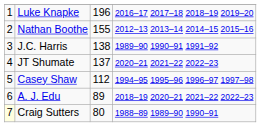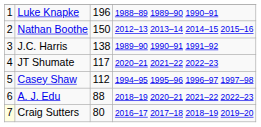(184, 13) 2016–17 2017–18 2018–19 2019–20 -> (167, 13) 1988–89 1989–90 1990–91
(102, 29) 155 -> (102, 29) 150
(102, 63) 137 -> (101, 63) 117
(99, 96) 89 -> (99, 96) 88
(167, 113) 1988–89 1989–90 1990–91 -> (184, 113) 2016–17 2017–18 2018–19 2019–20
